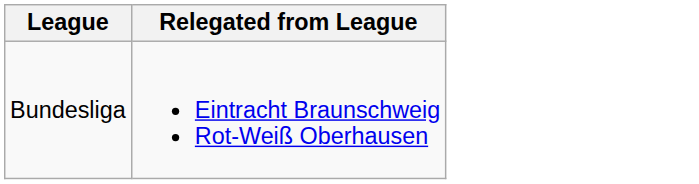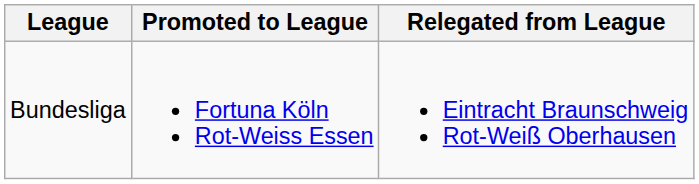+ column: (255, 23)
